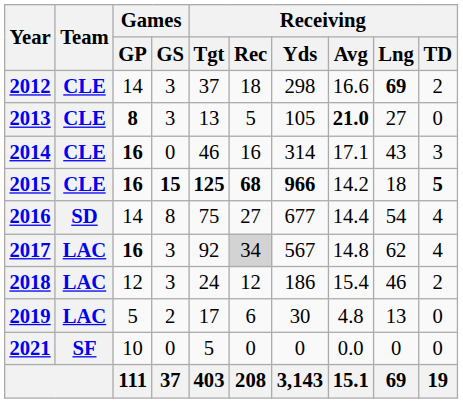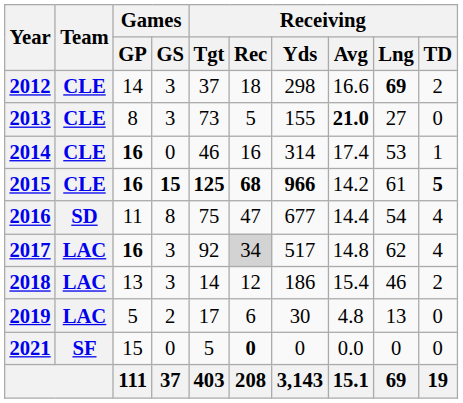(133, 119) bold -> (133, 119) normal
(209, 119) 13 -> (209, 119) 73
(300, 119) 105 -> (300, 119) 155
(351, 151) 17.1 -> (351, 151) 17.4
(396, 151) 43 -> (396, 151) 53
(438, 151) 3 -> (438, 151) 1
(396, 184) 18 -> (396, 184) 61
(133, 217) 14 -> (133, 217) 11
(251, 217) 27 -> (251, 217) 47
(300, 250) 567 -> (300, 250) 517
(133, 282) 12 -> (133, 282) 13
(209, 282) 24 -> (209, 282) 14
(133, 348) 10 -> (133, 348) 15
(251, 348) normal -> (251, 348) bold
